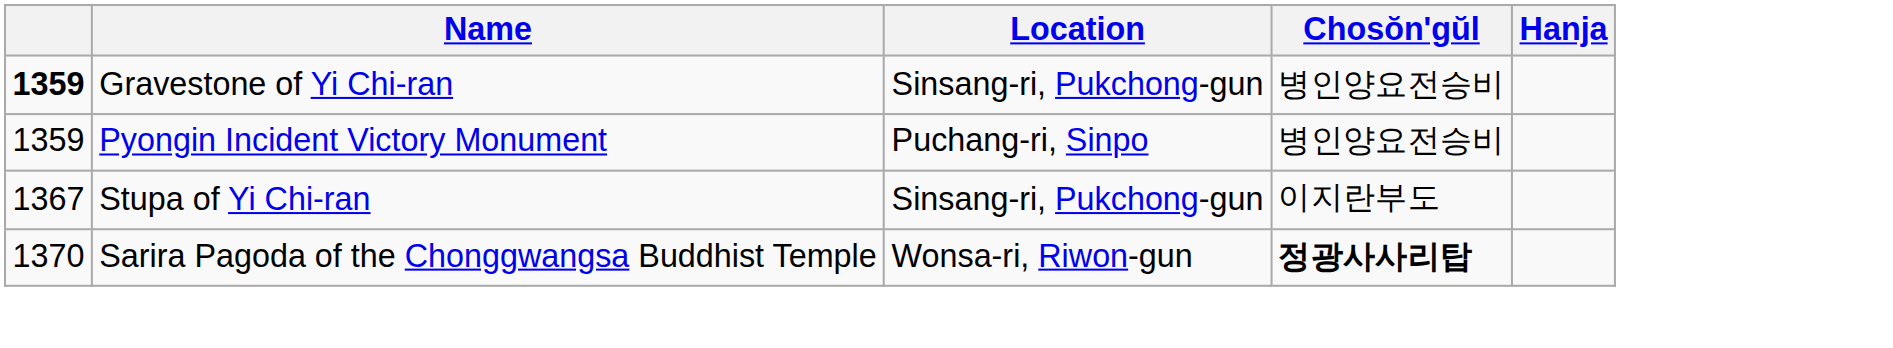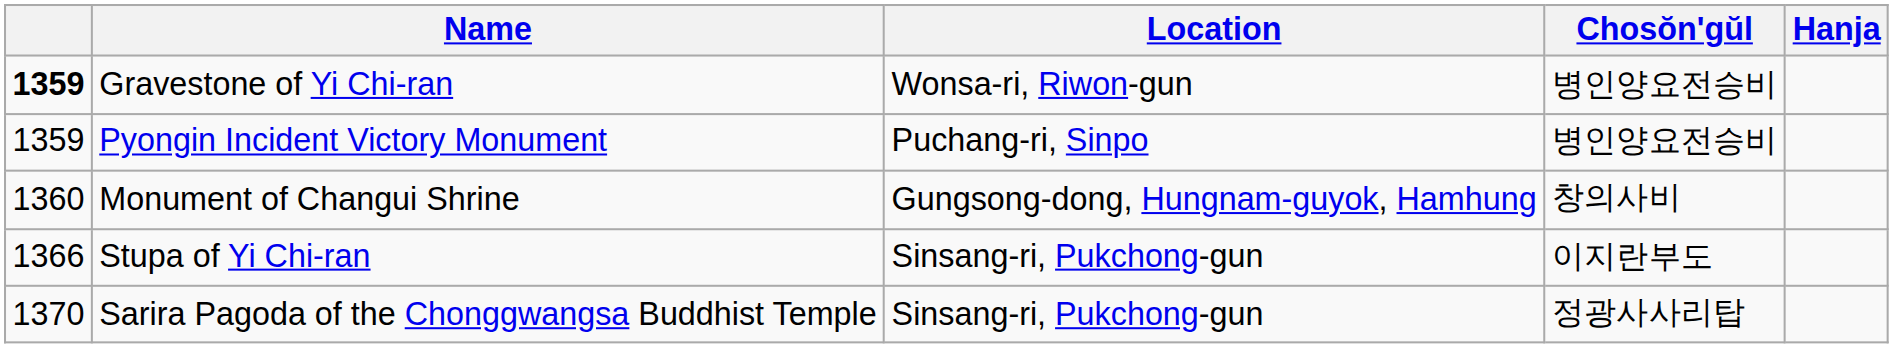(1078, 84) Sinsang-ri, Pukchong-gun -> (1042, 84) Wonsa-ri, Riwon-gun
+ row: (309, 199)
(48, 199) 1367 -> (48, 256) 1366
(1042, 256) Wonsa-ri, Riwon-gun -> (1078, 313) Sinsang-ri, Pukchong-gun
(1375, 255) bold -> (1649, 312) normal
